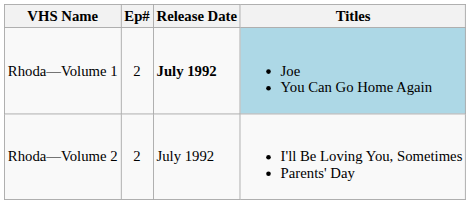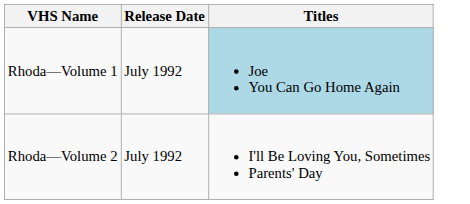- column: (137, 16)
(187, 70) bold -> (153, 70) normal
